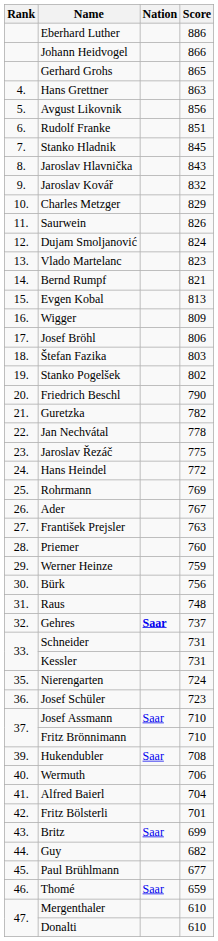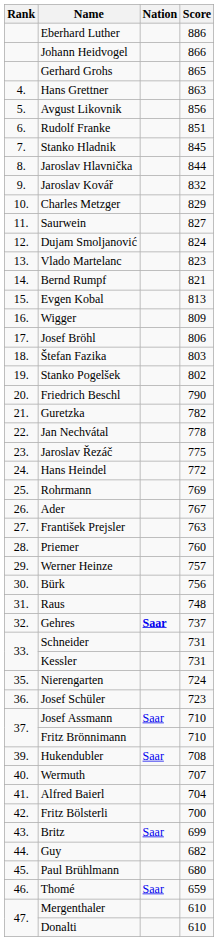(197, 166) 843 -> (197, 166) 844
(197, 223) 826 -> (197, 223) 827
(197, 565) 759 -> (197, 565) 757
(197, 775) 706 -> (197, 775) 707
(197, 813) 701 -> (197, 813) 700
(197, 870) 677 -> (197, 870) 680
